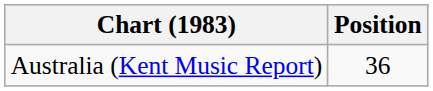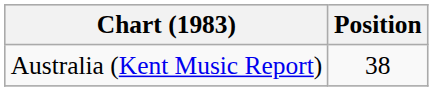(378, 65) 36 -> (378, 65) 38
